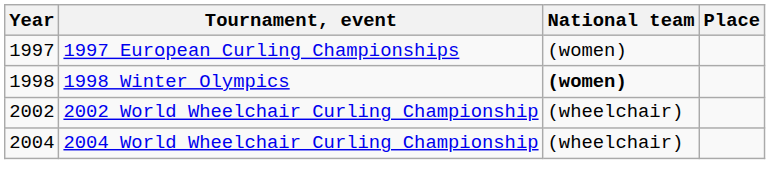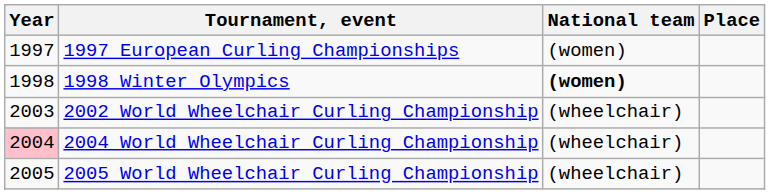(32, 112) 2002 -> (32, 112) 2003
(32, 143) no background -> (32, 143) pink background
+ row: (301, 174)
